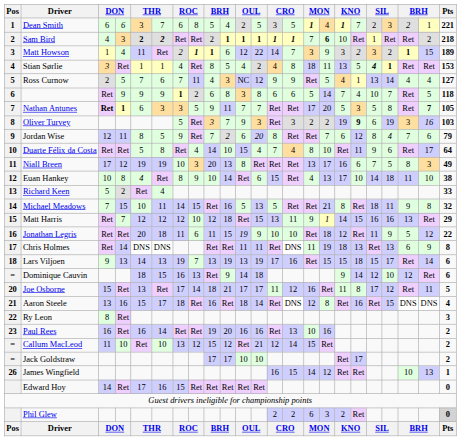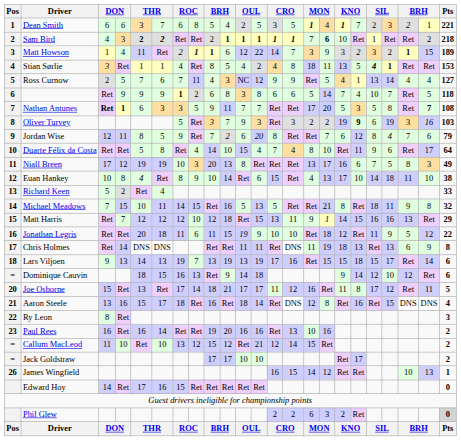(448, 108) 105 -> (448, 108) 108
